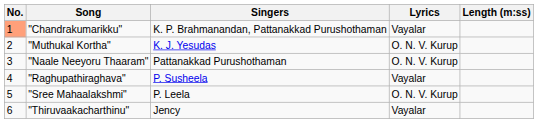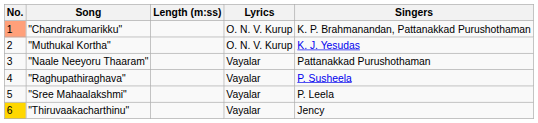columns swapped: (270, 13) <-> (497, 13)
(409, 29) Vayalar -> (259, 29) O. N. V. Kurup
(425, 62) O. N. V. Kurup -> (243, 62) Vayalar
(425, 95) O. N. V. Kurup -> (243, 95) Vayalar
(10, 111) no background -> (10, 111) gold background
